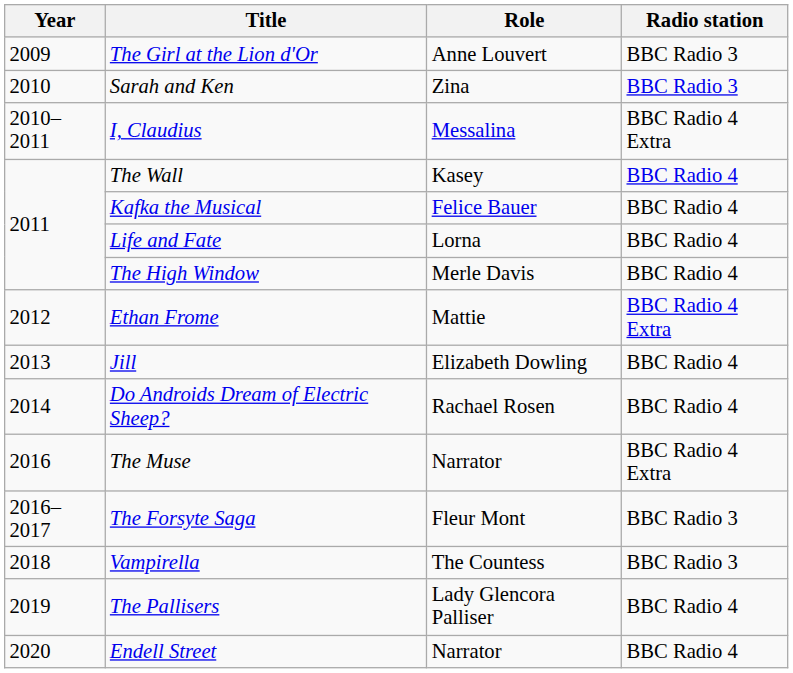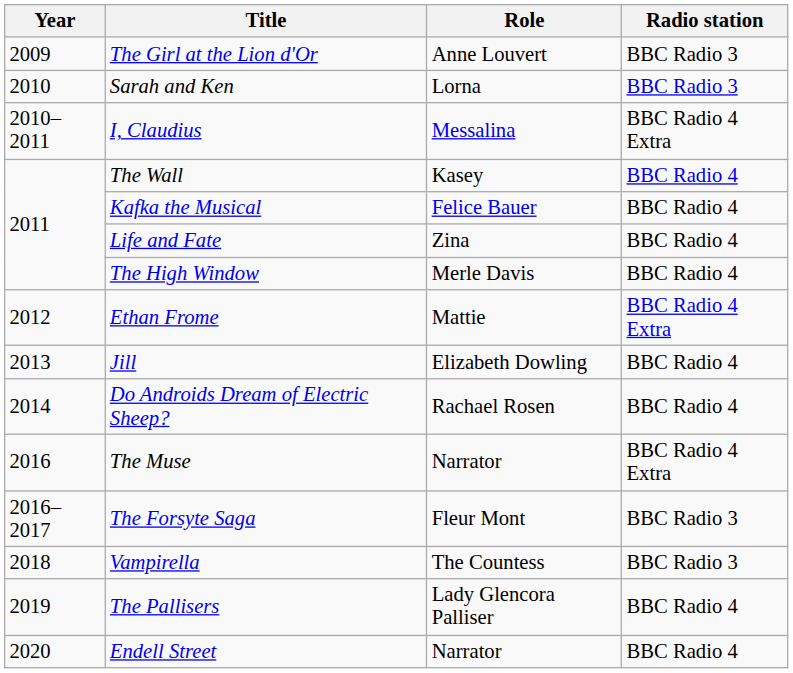(451, 86) Zina -> (456, 86) Lorna
(456, 240) Lorna -> (451, 240) Zina
